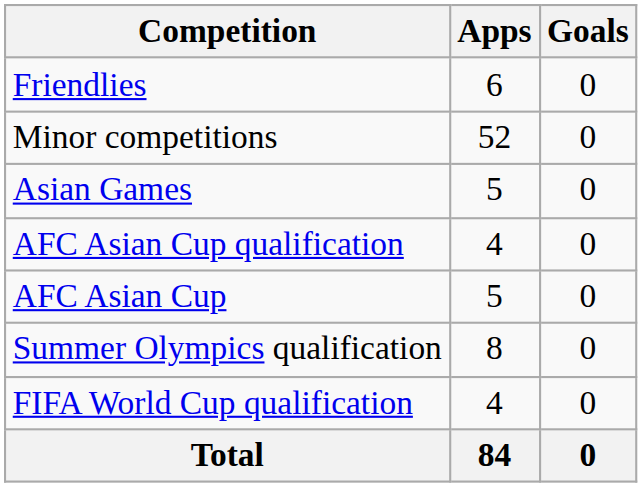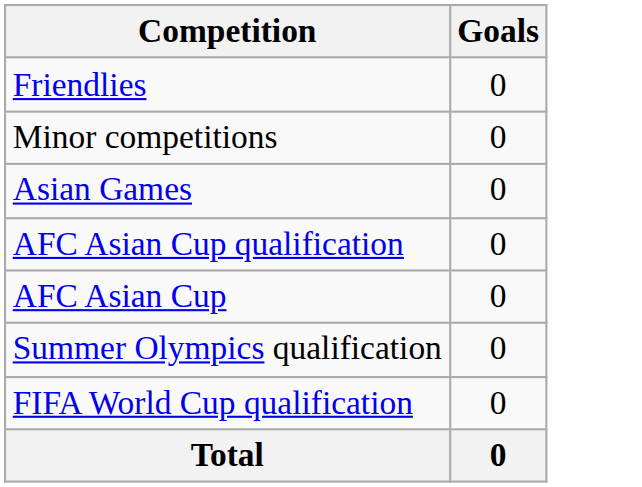- column: (494, 31)
